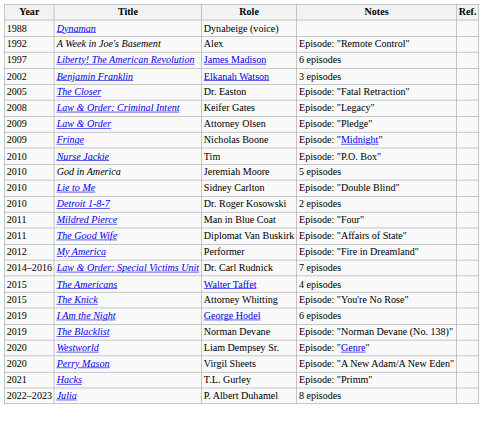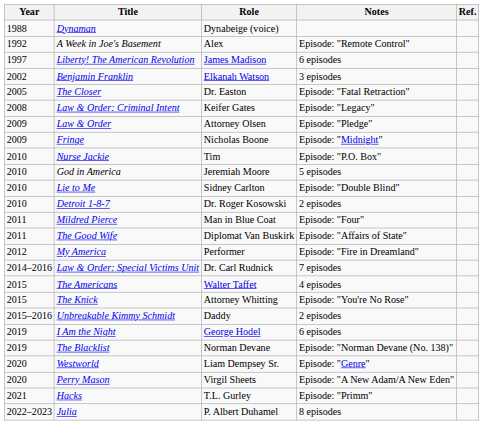+ row: (116, 316)
